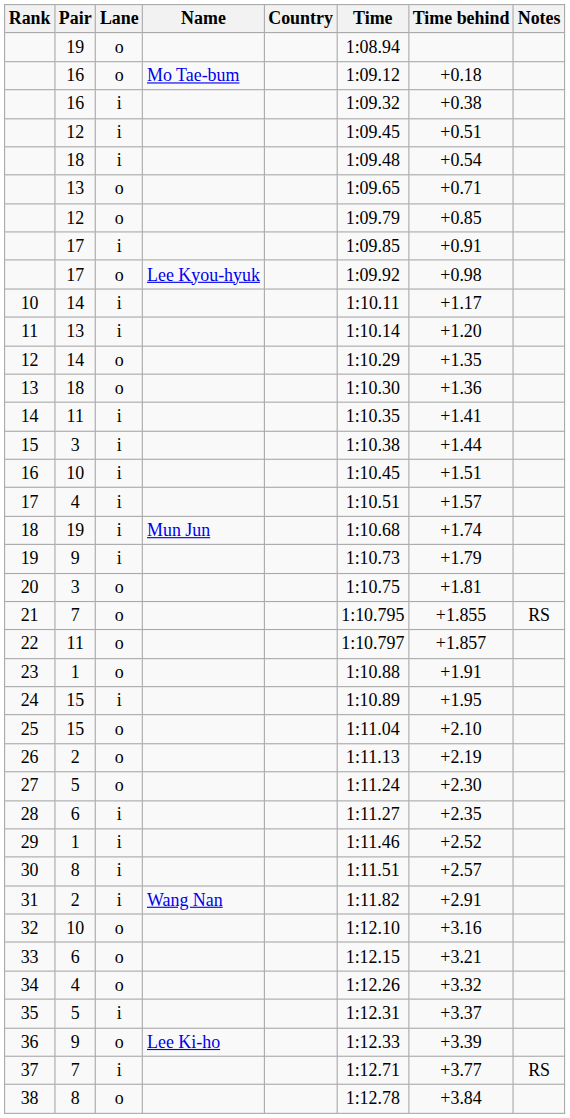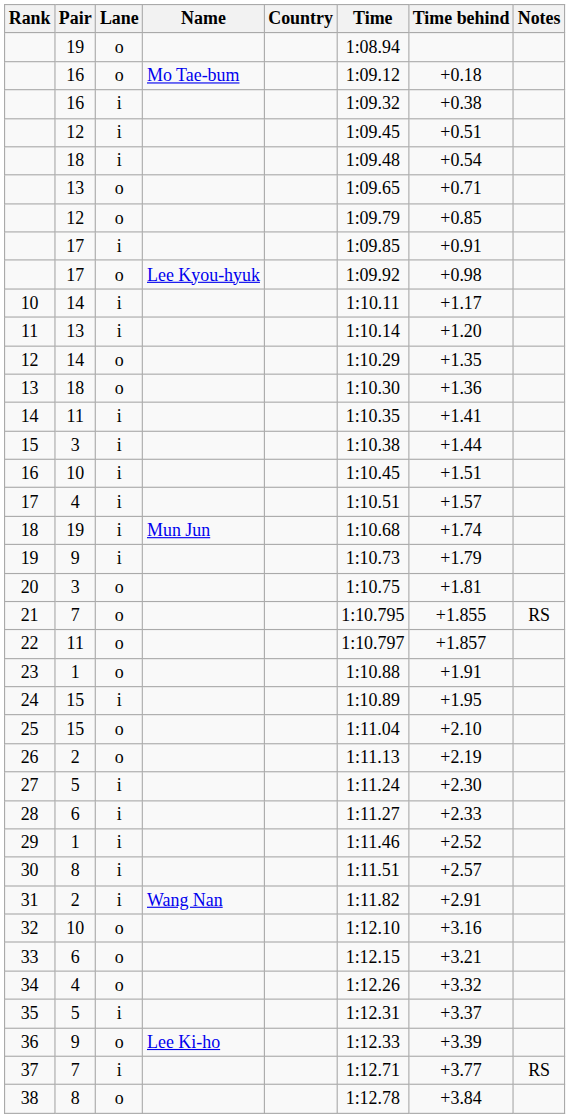(119, 786) o -> (119, 786) i
(461, 814) +2.35 -> (461, 814) +2.33
